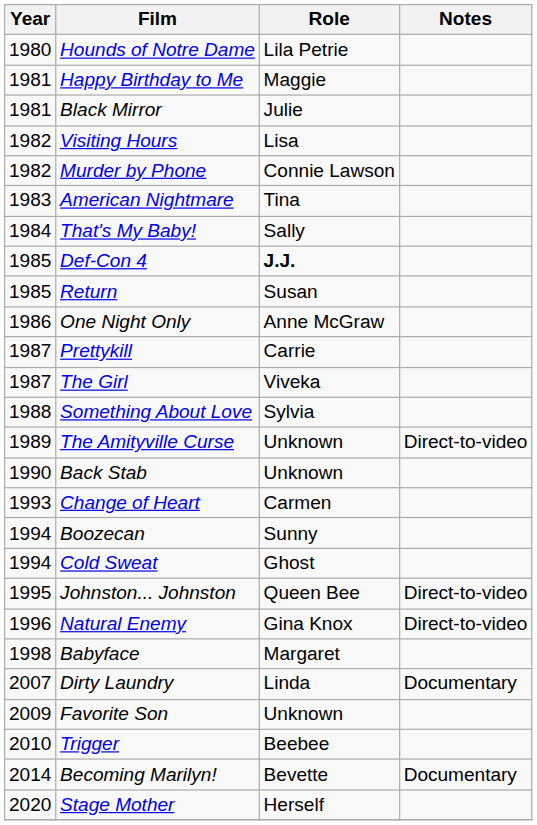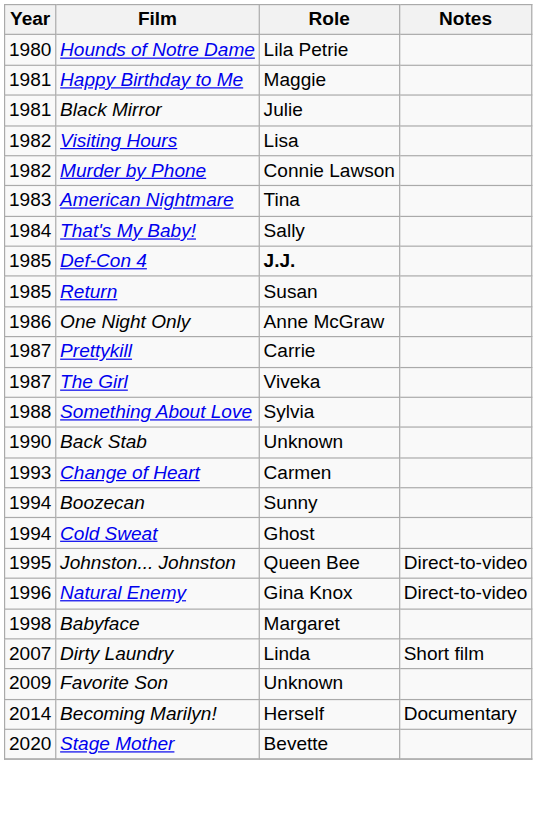- row: (147, 442)
(460, 683) Documentary -> (444, 653) Short film
- row: (90, 744)
(296, 774) Bevette -> (294, 714) Herself
(294, 804) Herself -> (296, 744) Bevette
